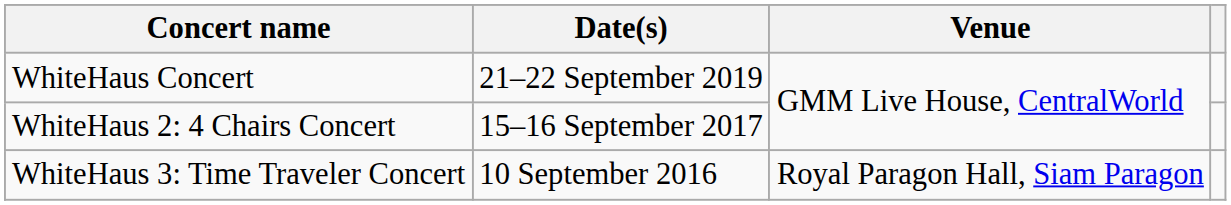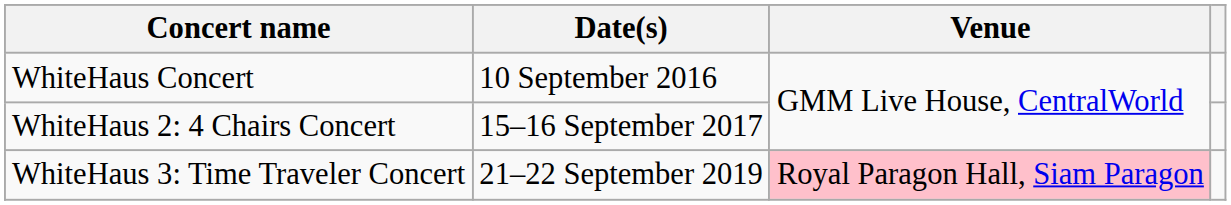(621, 77) 21–22 September 2019 -> (598, 77) 10 September 2016
(598, 174) 10 September 2016 -> (621, 174) 21–22 September 2019
(990, 174) no background -> (990, 174) pink background
